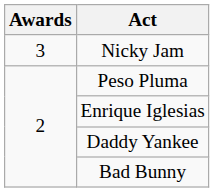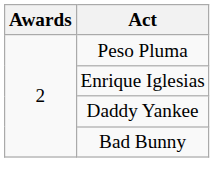- row: (143, 50)
